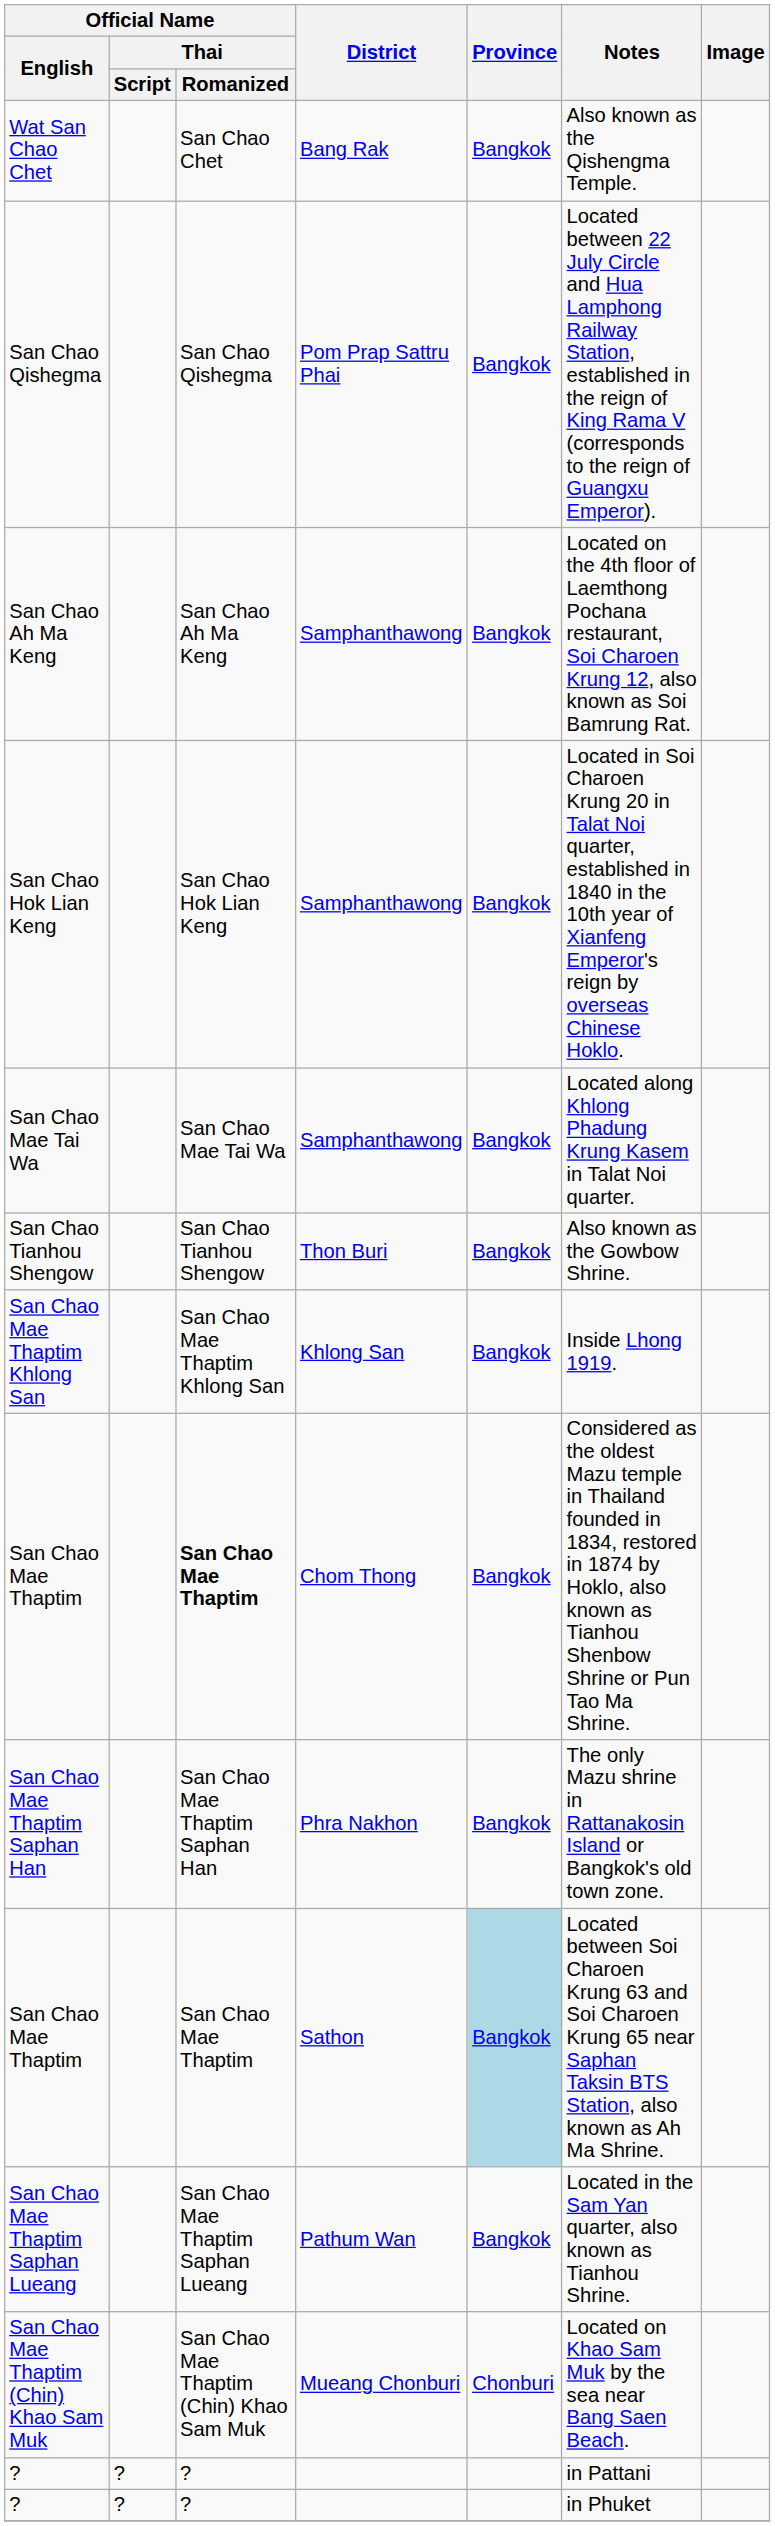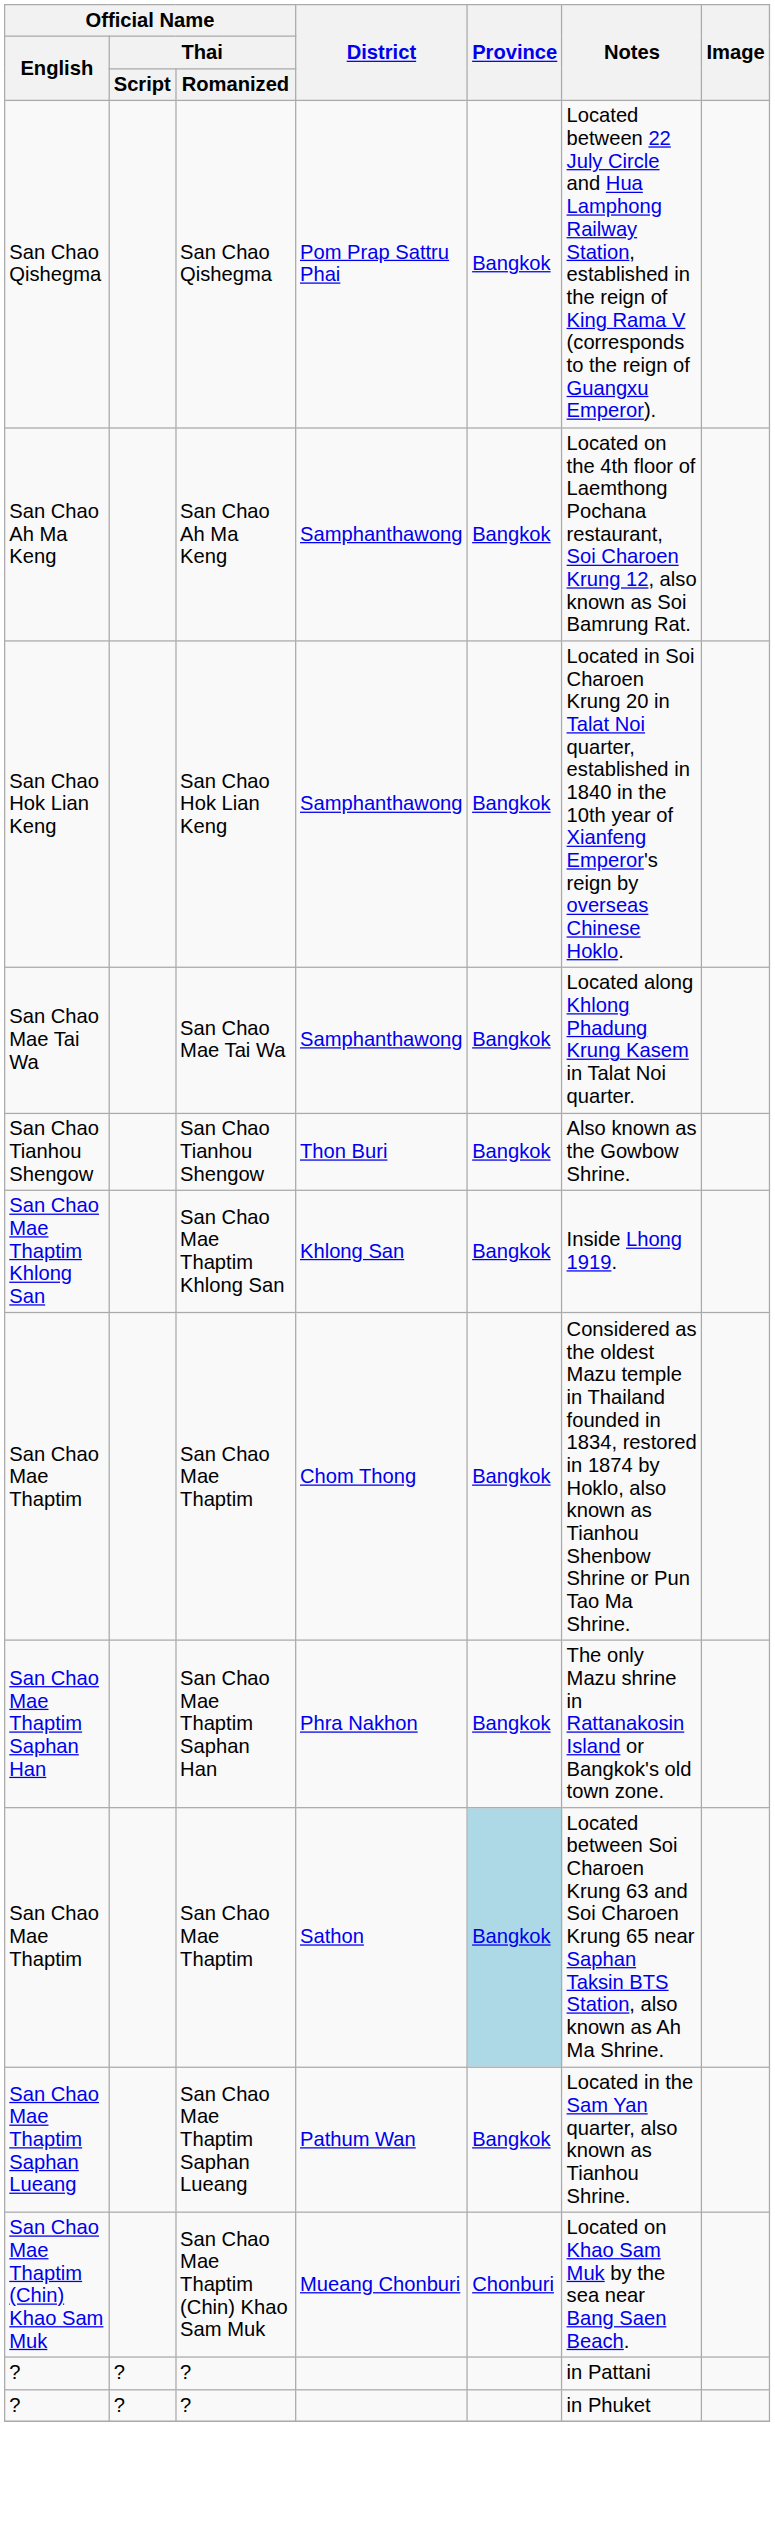- row: (48, 150)
(227, 1576) bold -> (225, 1476) normal
